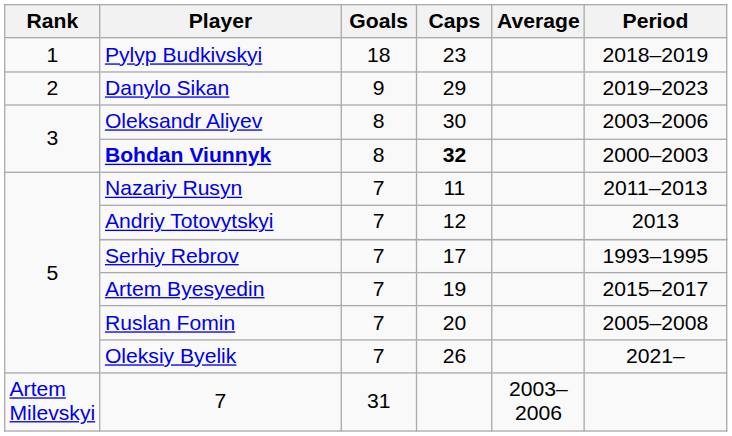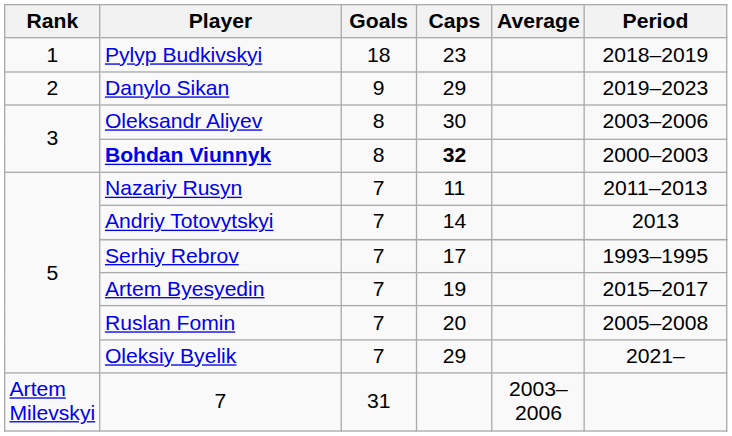(454, 222) 12 -> (454, 222) 14
(454, 356) 26 -> (454, 356) 29
